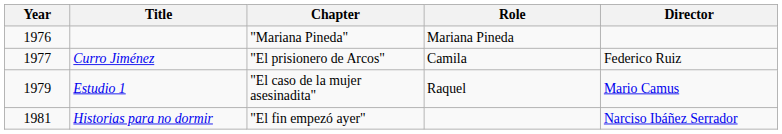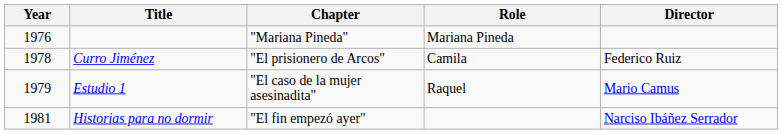(37, 59) 1977 -> (37, 59) 1978
